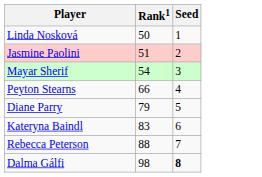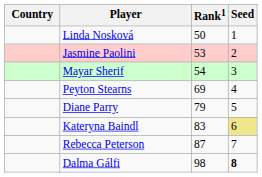+ column: (32, 15)
(144, 53) 51 -> (200, 53) 53
(144, 89) 66 -> (200, 89) 69
(178, 126) no background -> (234, 126) khaki background
(144, 144) 88 -> (200, 144) 87
